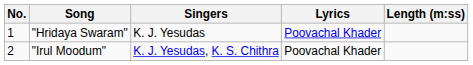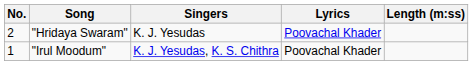(10, 33) 1 -> (10, 33) 2
(10, 51) 2 -> (10, 51) 1
